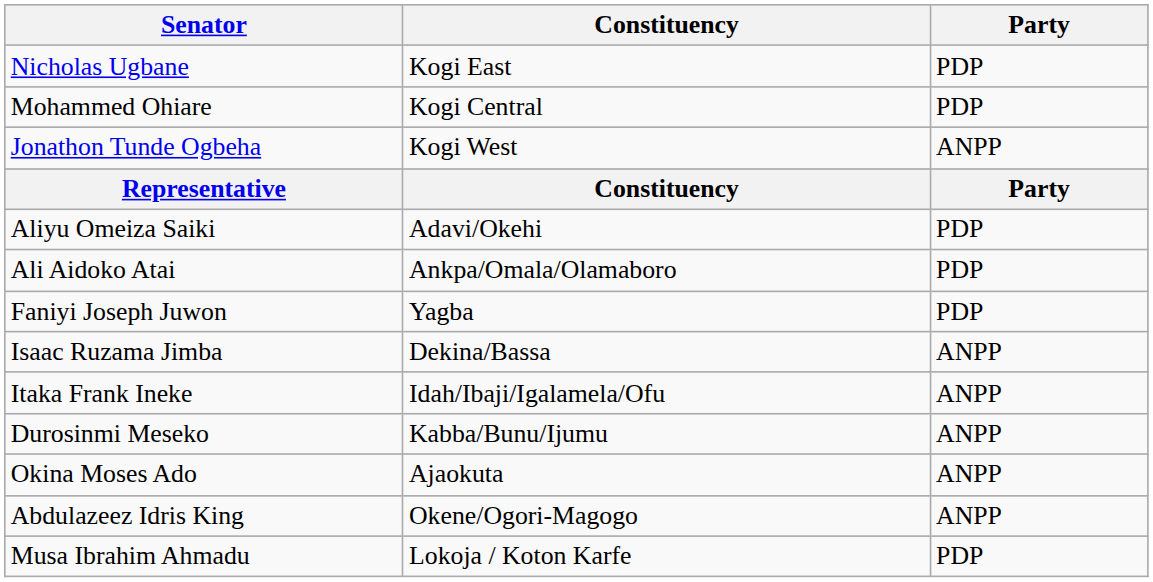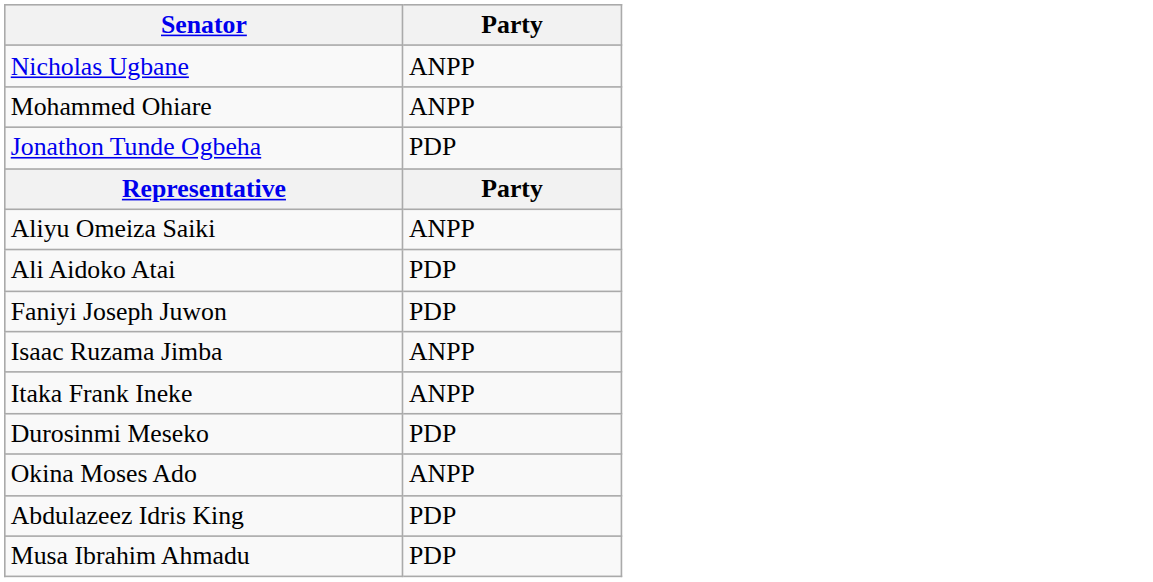- column: (667, 24)
(960, 65) PDP -> (442, 65) ANPP
(960, 106) PDP -> (442, 106) ANPP
(969, 147) ANPP -> (433, 147) PDP
(960, 229) PDP -> (442, 229) ANPP
(969, 433) ANPP -> (433, 433) PDP
(969, 515) ANPP -> (433, 515) PDP
